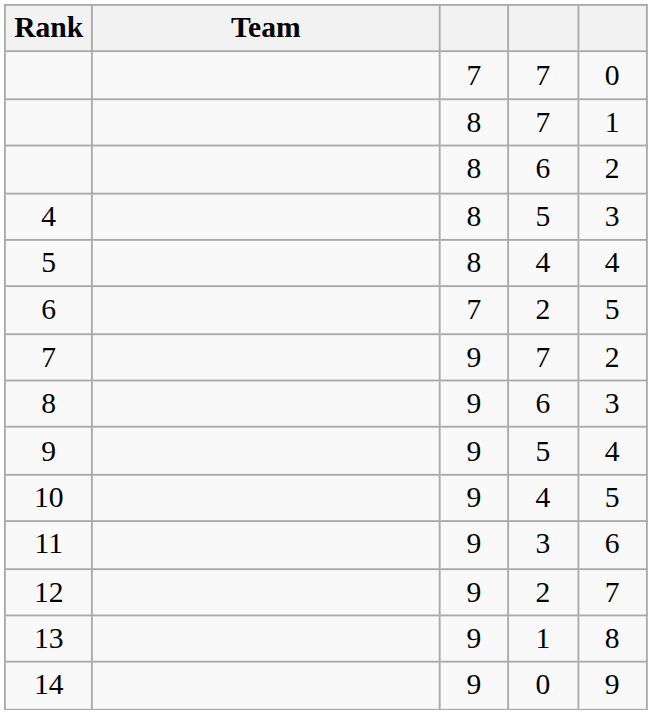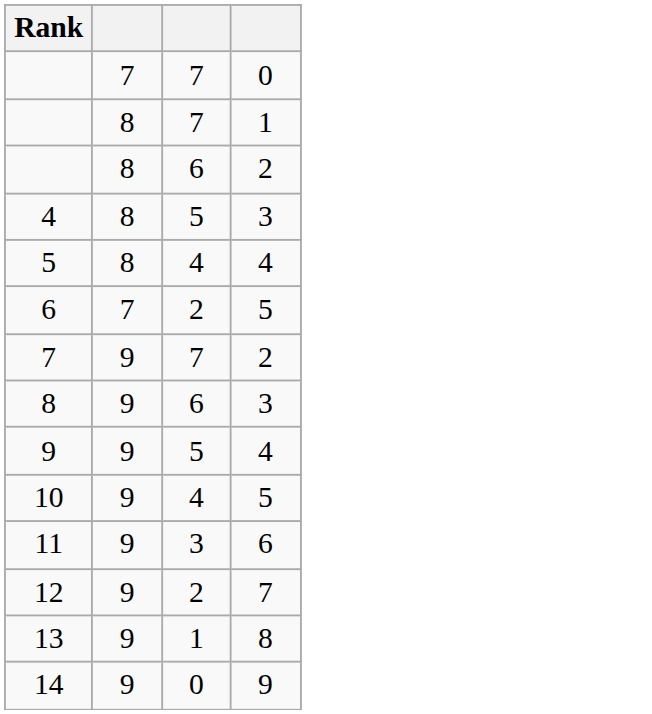- column: (266, 27)
